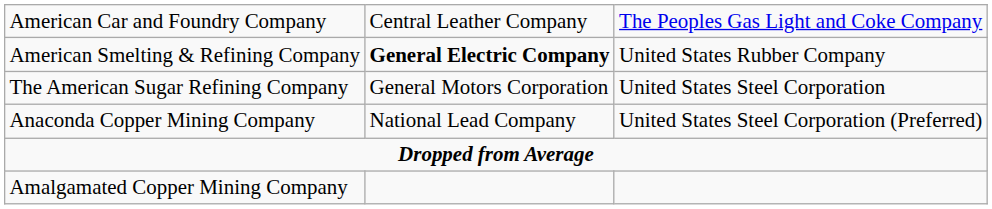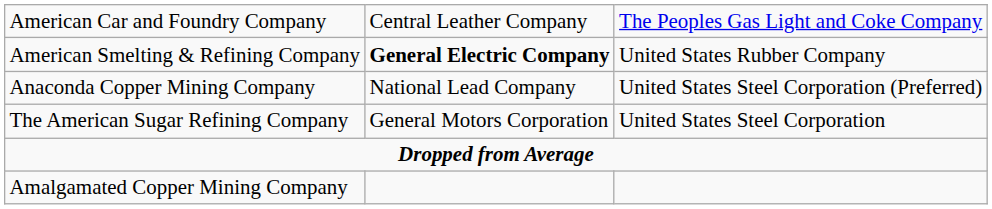rows swapped: (179, 87) <-> (162, 120)
